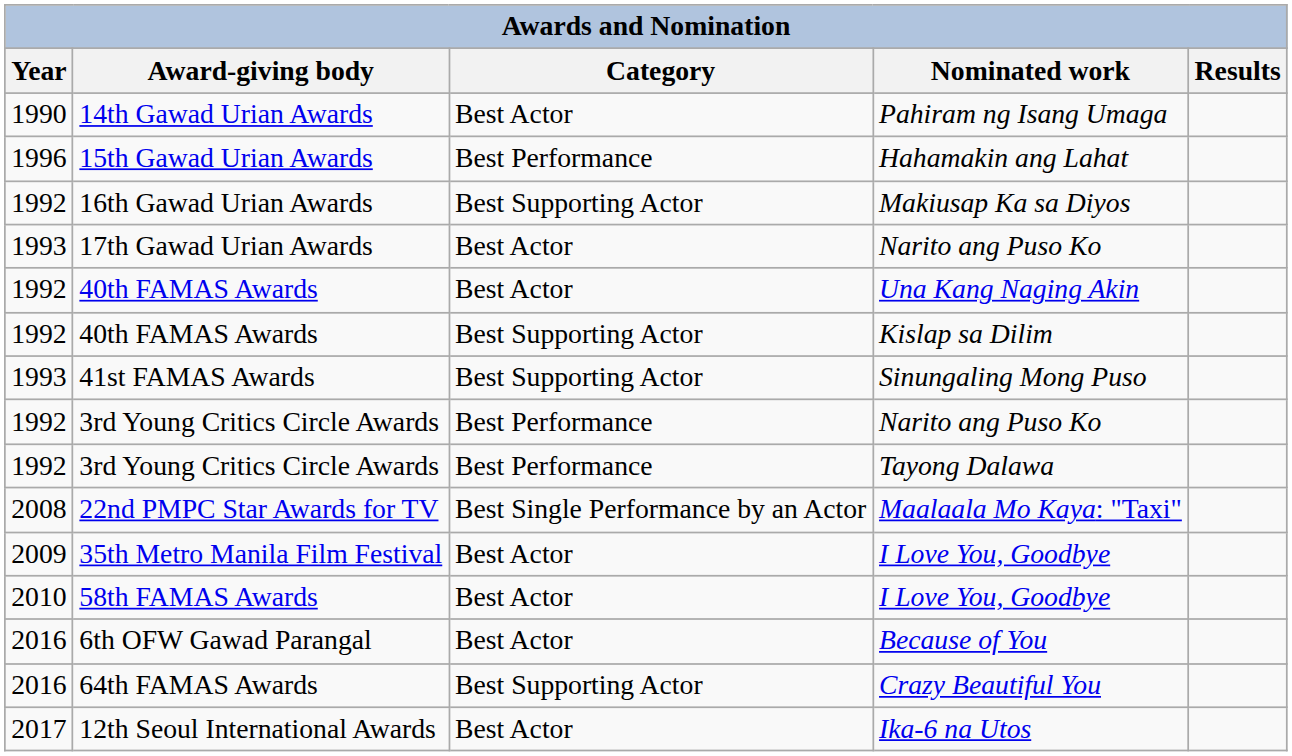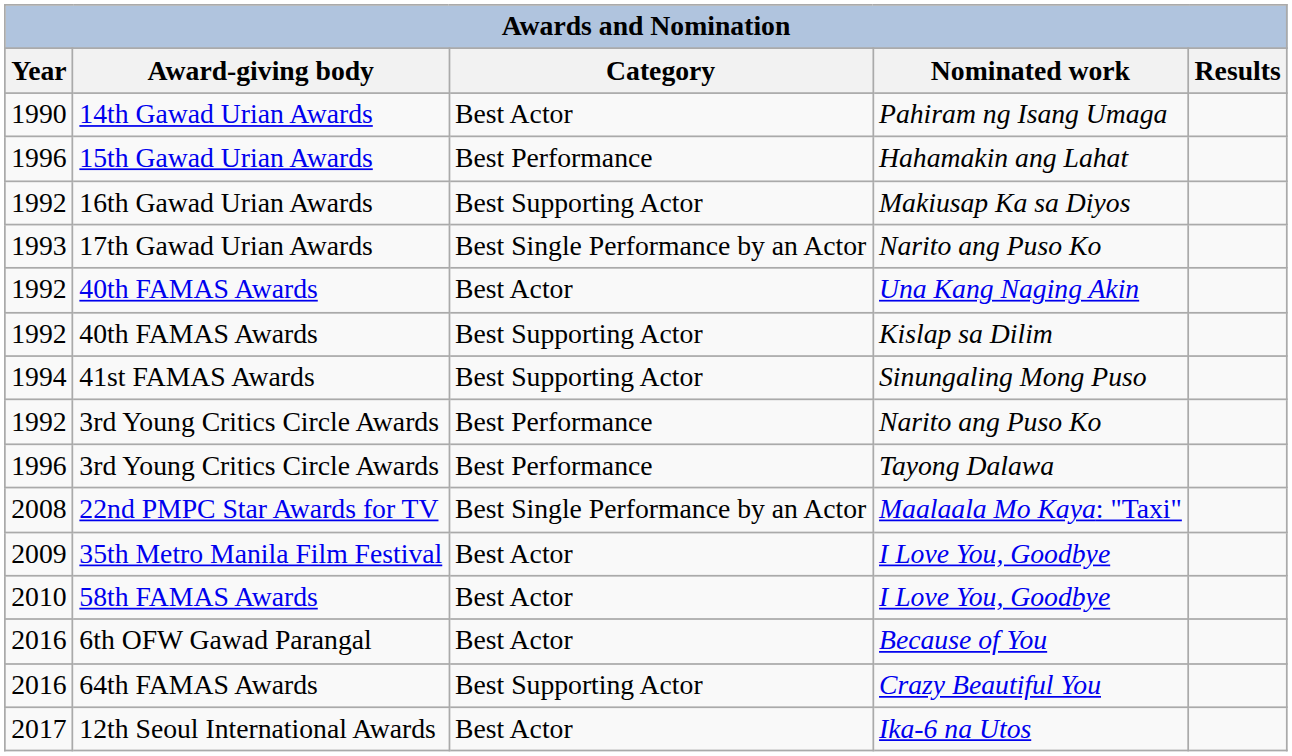(514, 245) Best Actor -> (661, 245) Best Single Performance by an Actor
(39, 377) 1993 -> (39, 377) 1994
(39, 465) 1992 -> (39, 465) 1996
